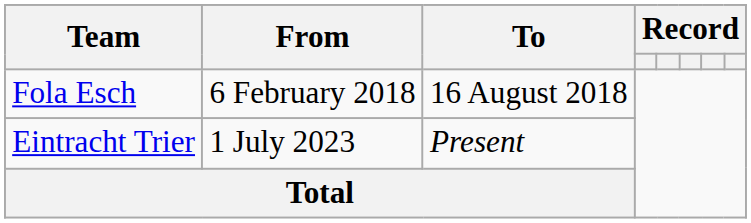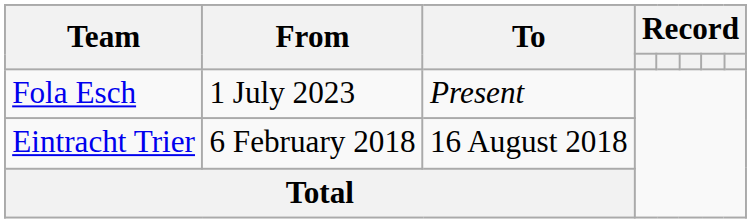(313, 93) 6 February 2018 -> (282, 93) 1 July 2023
(529, 93) 16 August 2018 -> (477, 93) Present
(282, 142) 1 July 2023 -> (313, 142) 6 February 2018
(477, 142) Present -> (529, 142) 16 August 2018
